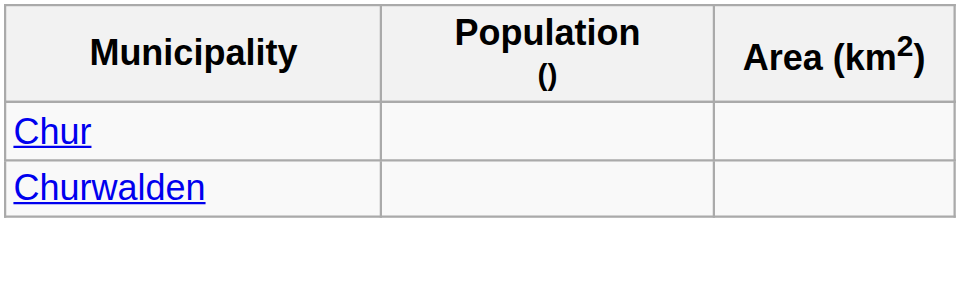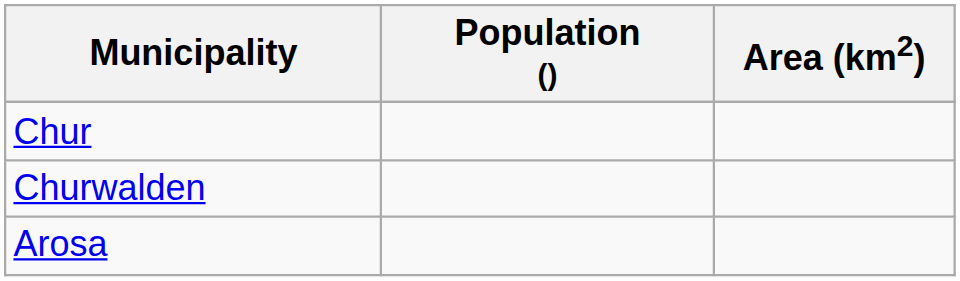+ row: (60, 244)
